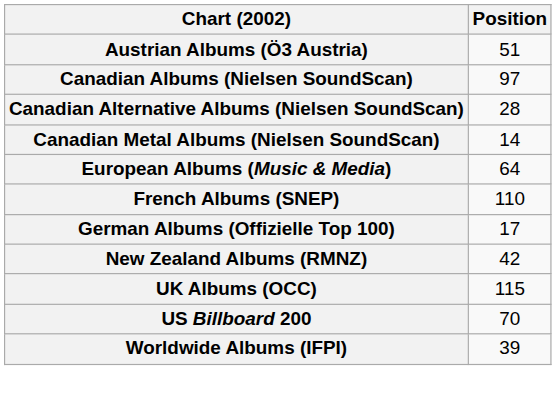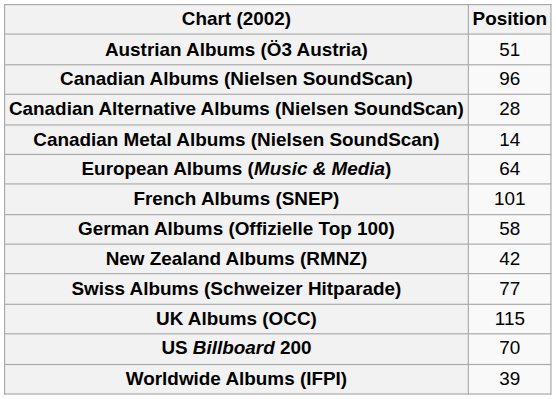(510, 79) 97 -> (510, 79) 96
(510, 199) 110 -> (510, 199) 101
(510, 229) 17 -> (510, 229) 58
+ row: (236, 288)
